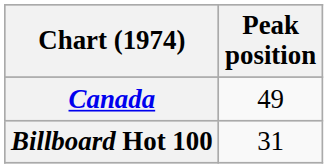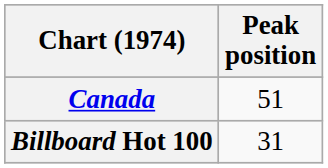(271, 98) 49 -> (271, 98) 51
